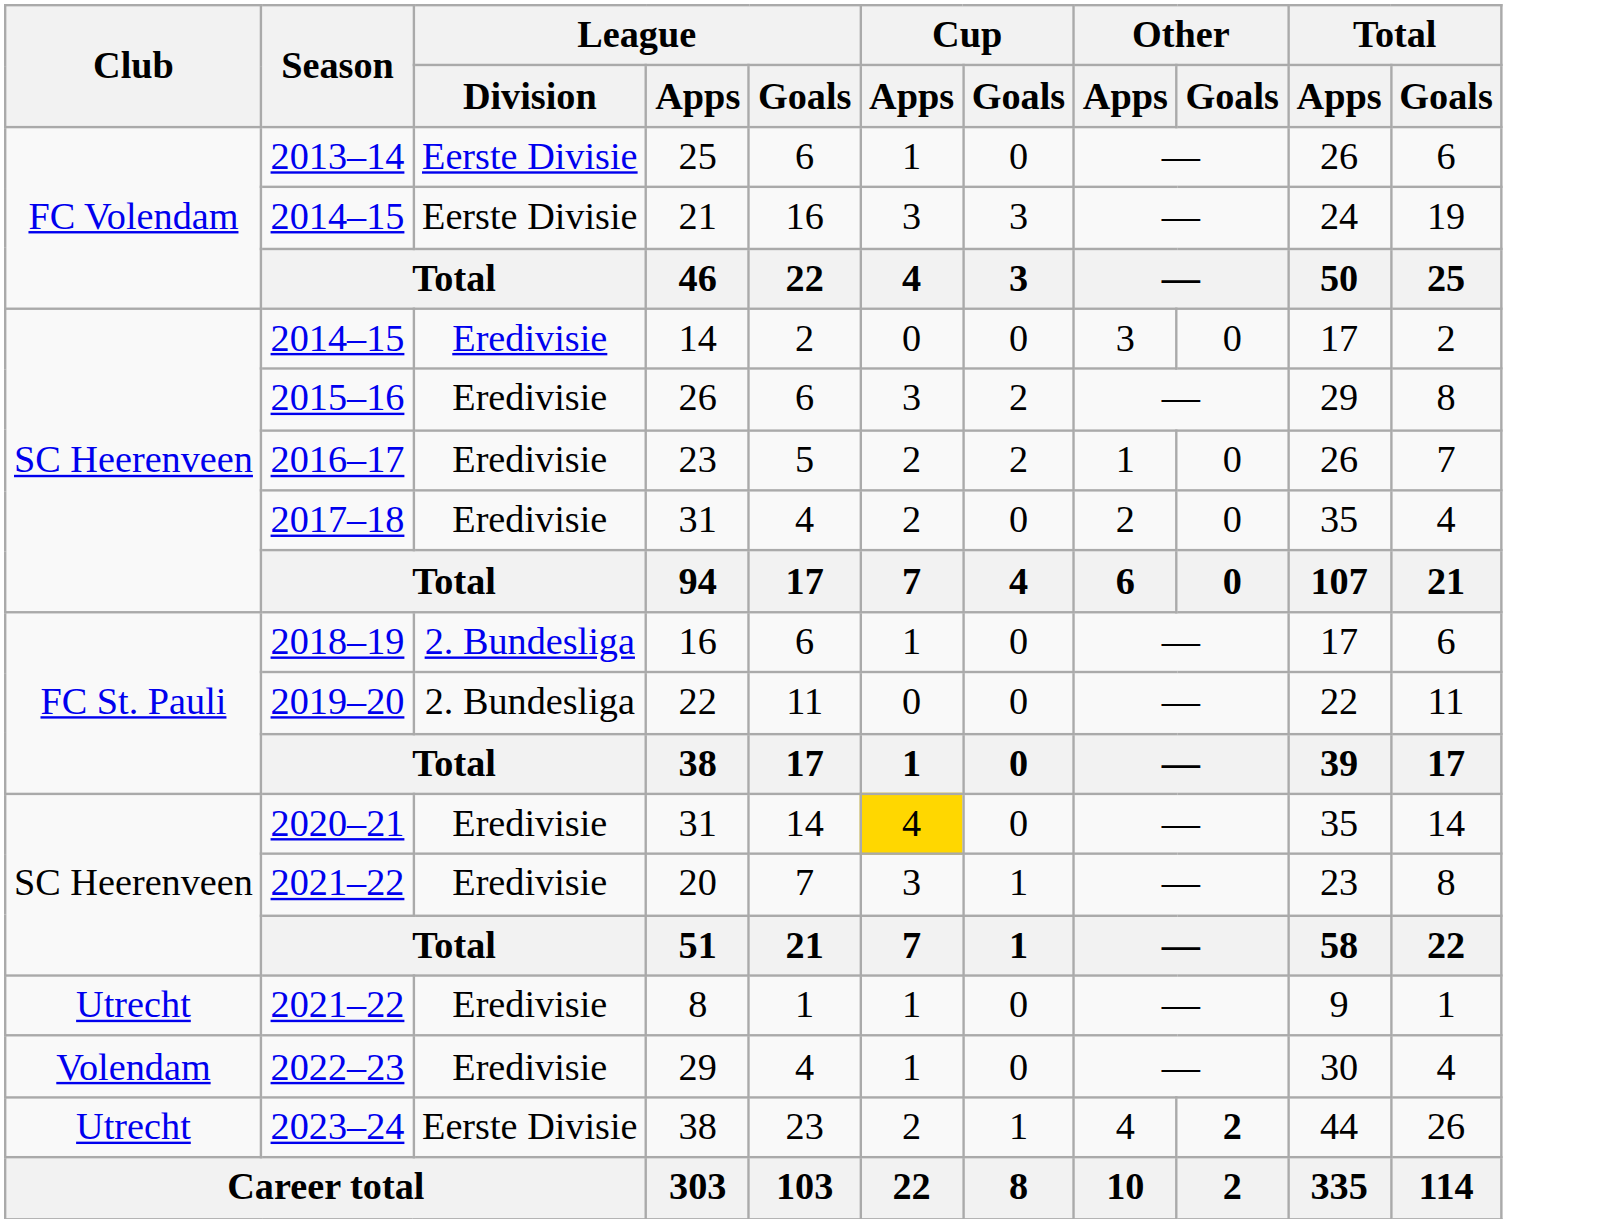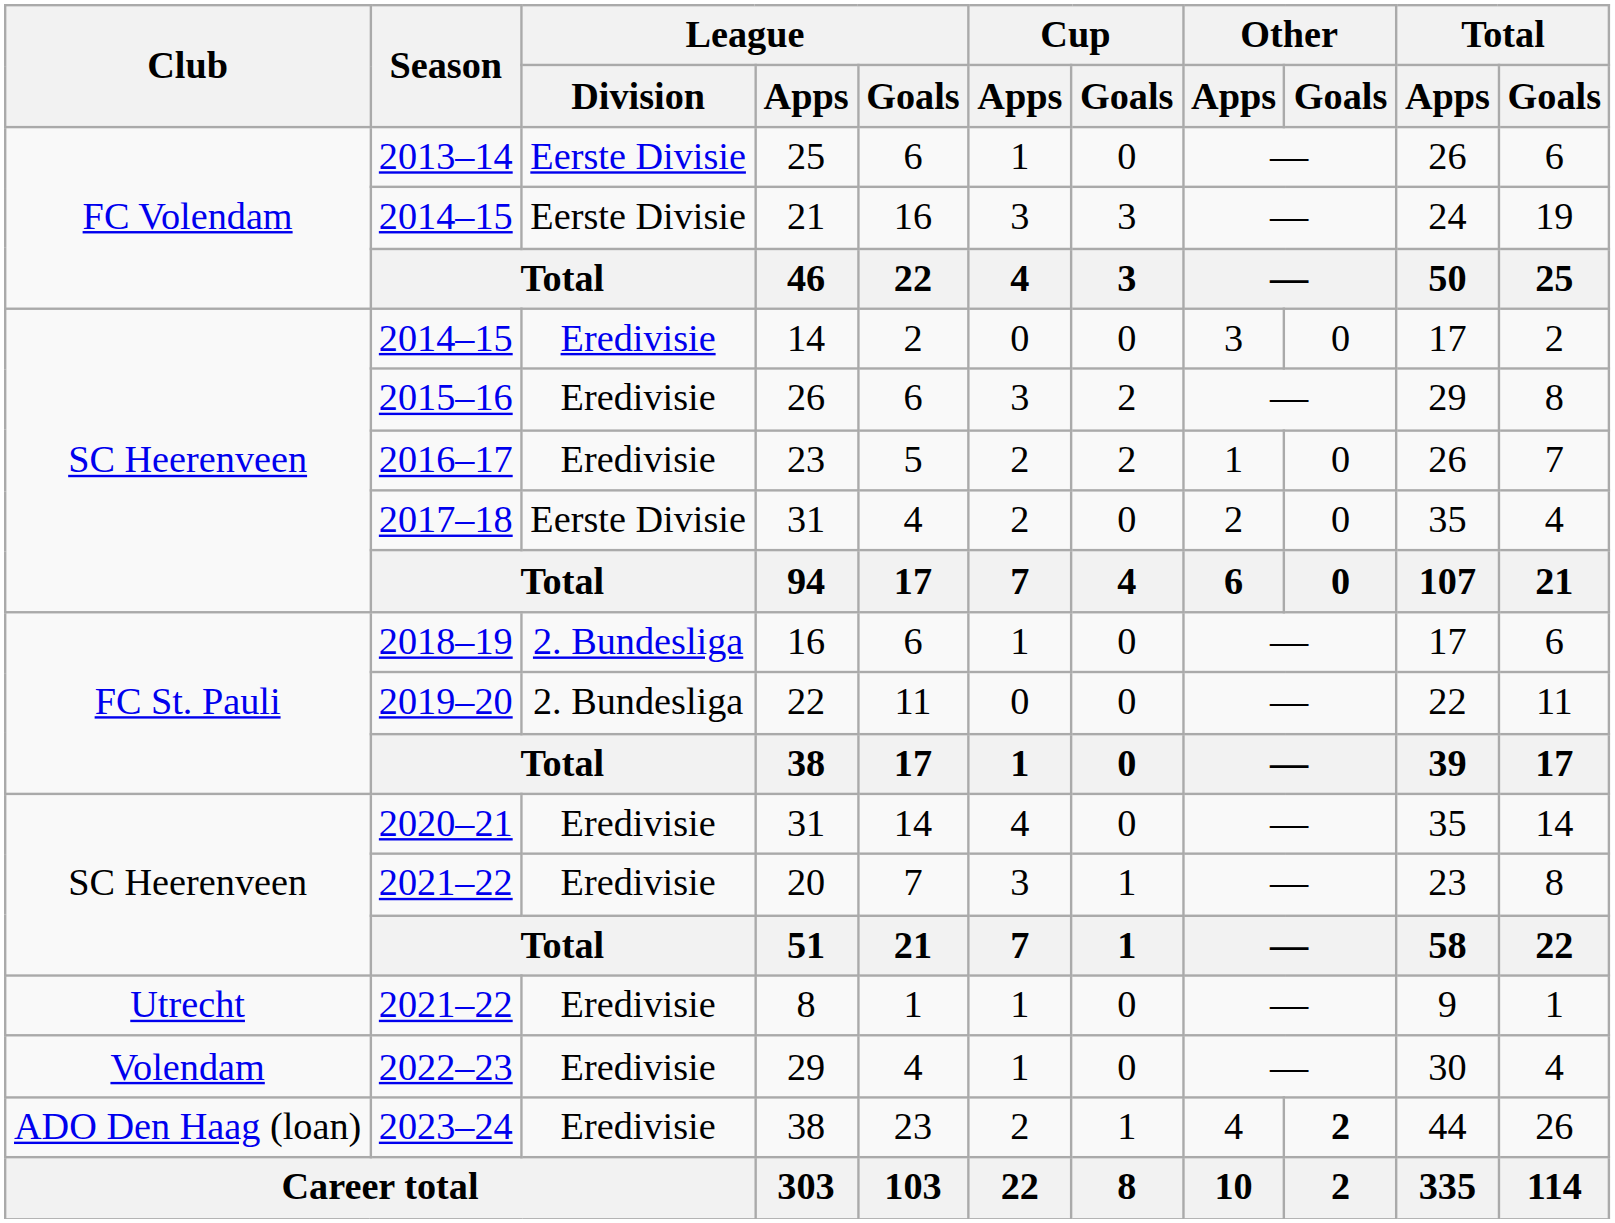(530, 519) Eredivisie -> (638, 519) Eerste Divisie
(912, 823) gold background -> (1020, 823) no background
(133, 1126) Utrecht -> (188, 1126) ADO Den Haag (loan)
(530, 1126) Eerste Divisie -> (638, 1126) Eredivisie
